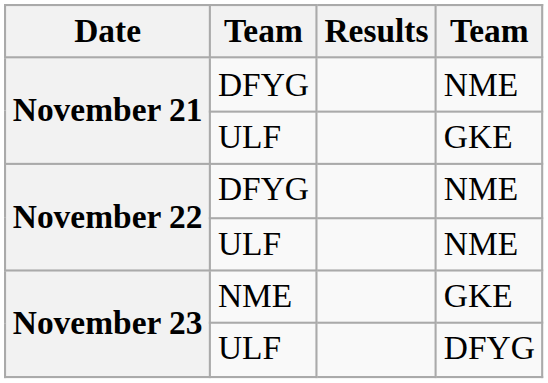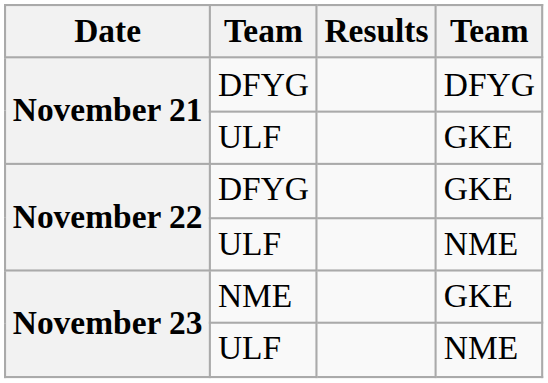(481, 84) NME -> (489, 84) DFYG
(481, 190) NME -> (478, 190) GKE
(489, 349) DFYG -> (481, 349) NME
